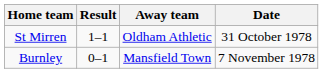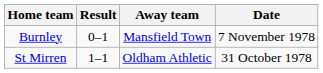rows swapped: (41, 36) <-> (41, 57)
